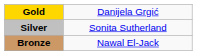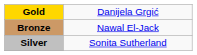rows swapped: (34, 27) <-> (34, 43)
